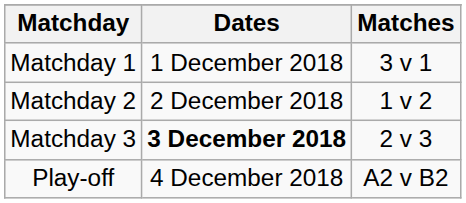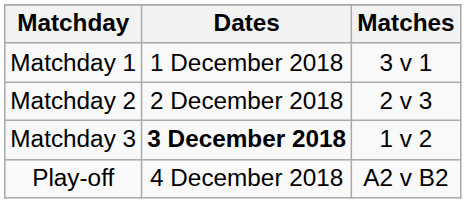(406, 100) 1 v 2 -> (406, 100) 2 v 3
(406, 139) 2 v 3 -> (406, 139) 1 v 2
